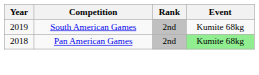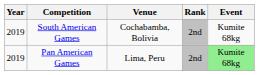+ column: (145, 12)
(19, 42) 2018 -> (16, 58) 2019
